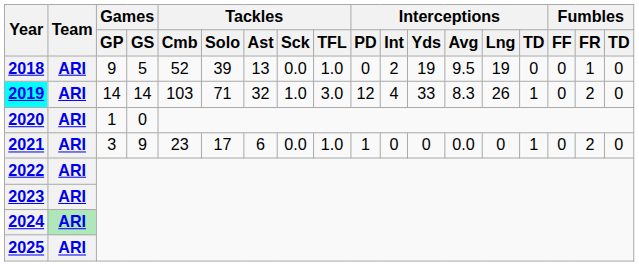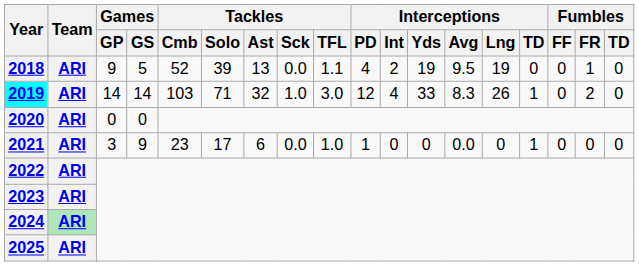(332, 68) 1.0 -> (332, 68) 1.1
(366, 68) 0 -> (366, 68) 4
(112, 119) 1 -> (112, 119) 0
(590, 145) 2 -> (590, 145) 0
